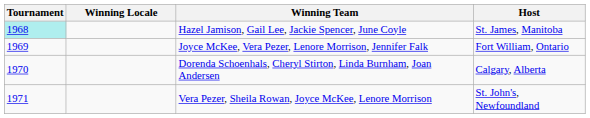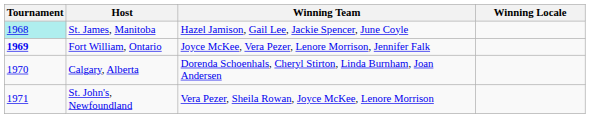columns swapped: (121, 13) <-> (529, 13)
(18, 47) normal -> (18, 47) bold
